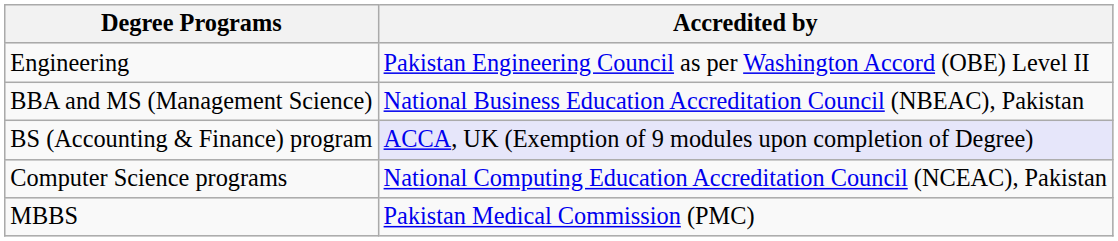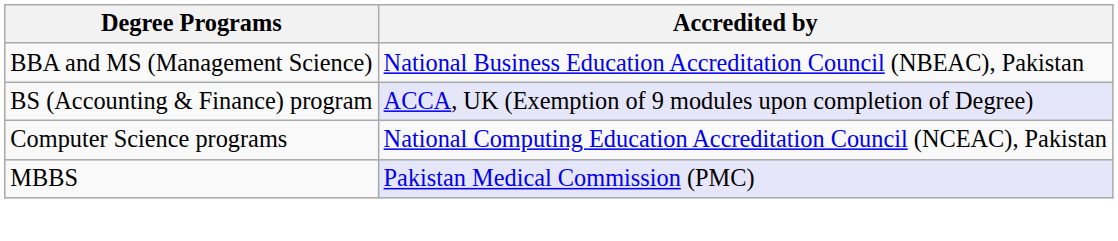- row: (70, 62)
(569, 216) no background -> (569, 178) lavender background
